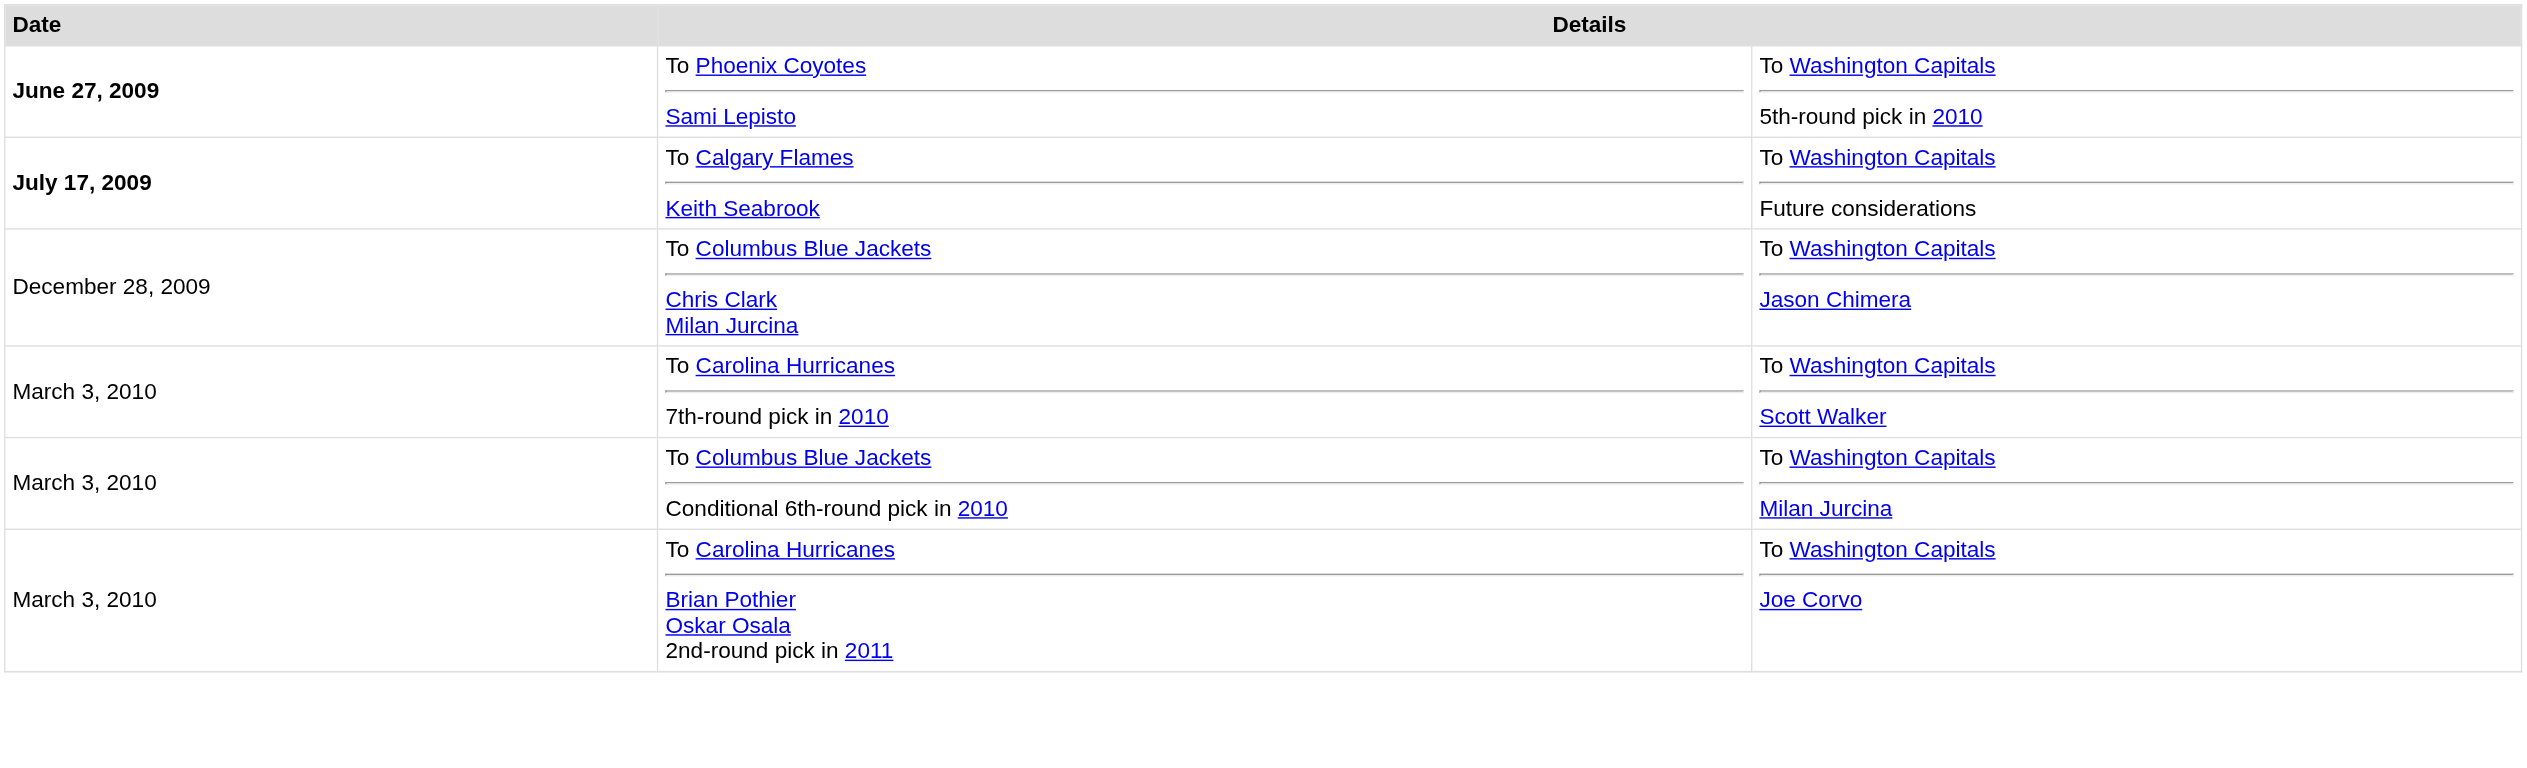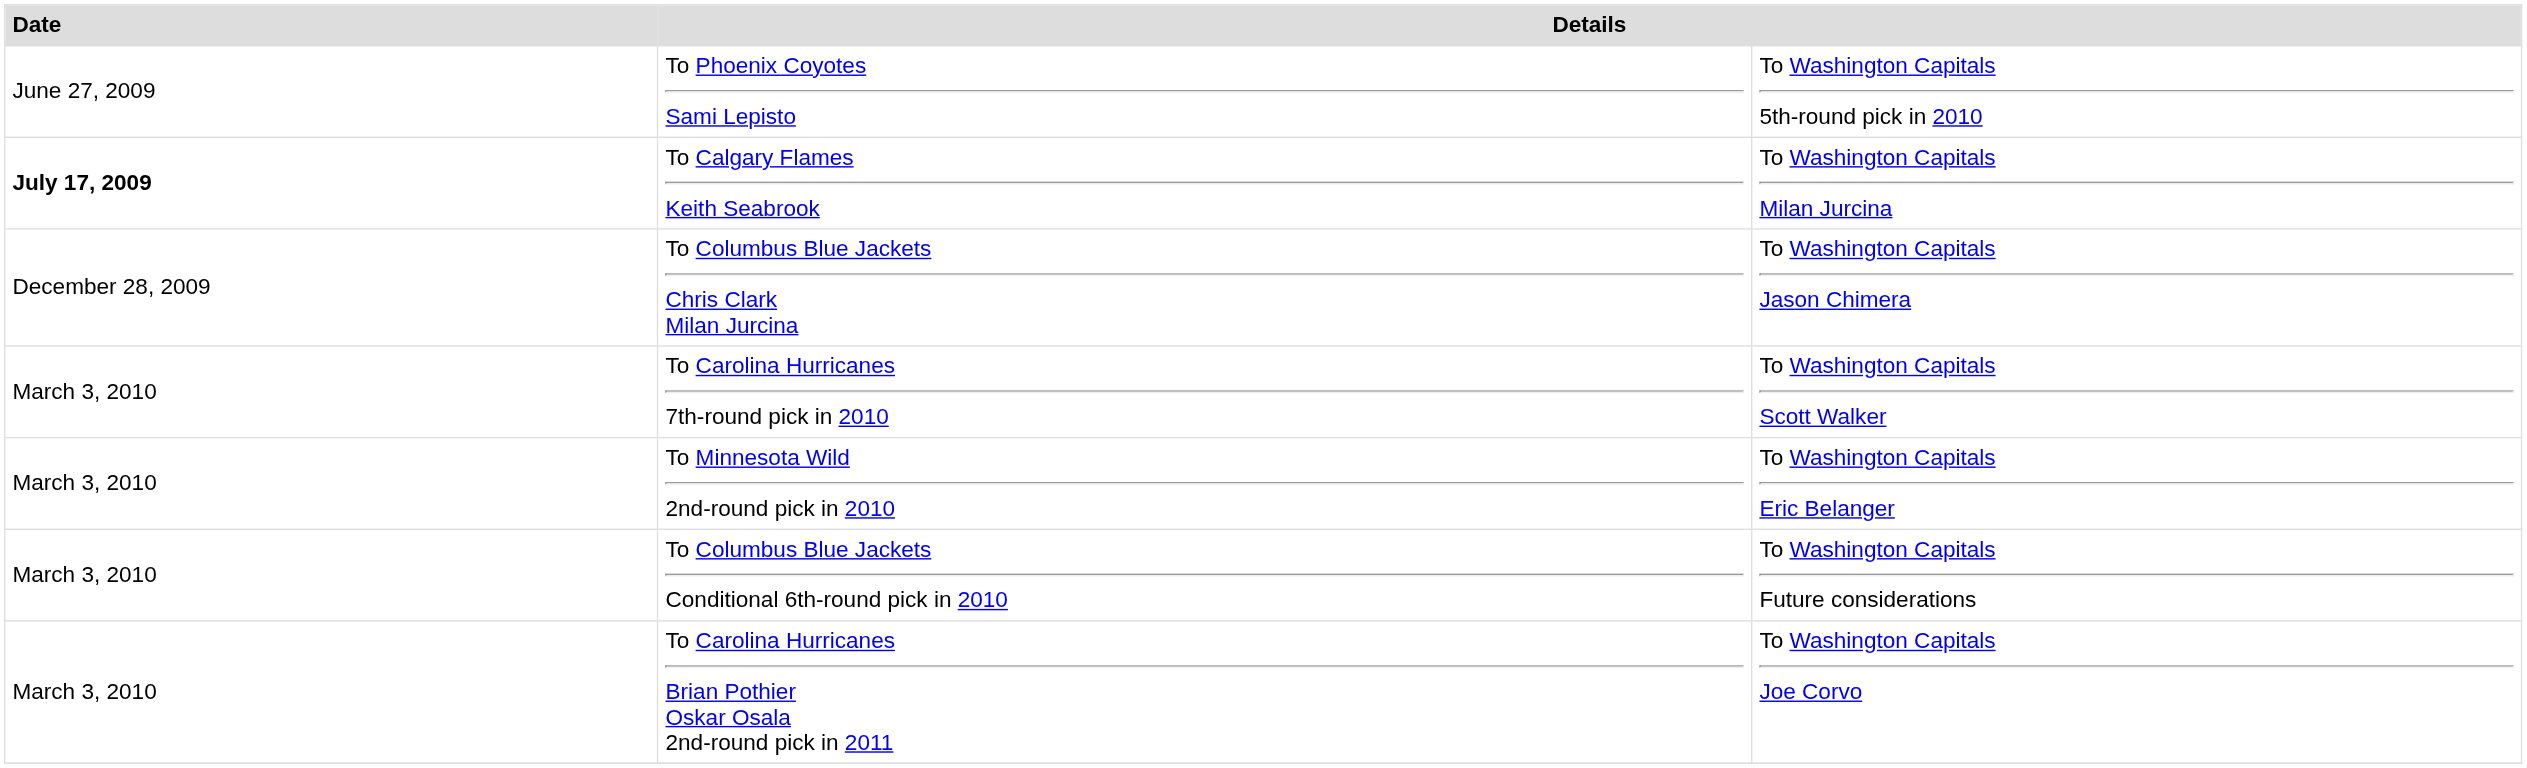(86, 91) bold -> (84, 91) normal
(2136, 182) To Washington Capitals Future considerations -> (2136, 182) To Washington Capitals Milan Jurcina
+ row: (1205, 483)
(2136, 483) To Washington Capitals Milan Jurcina -> (2136, 574) To Washington Capitals Future considerations
